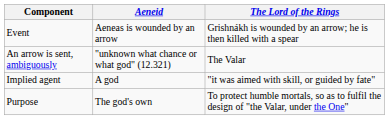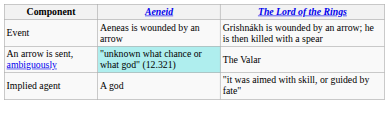(146, 59) no background -> (151, 59) paleturquoise background
- row: (22, 101)
